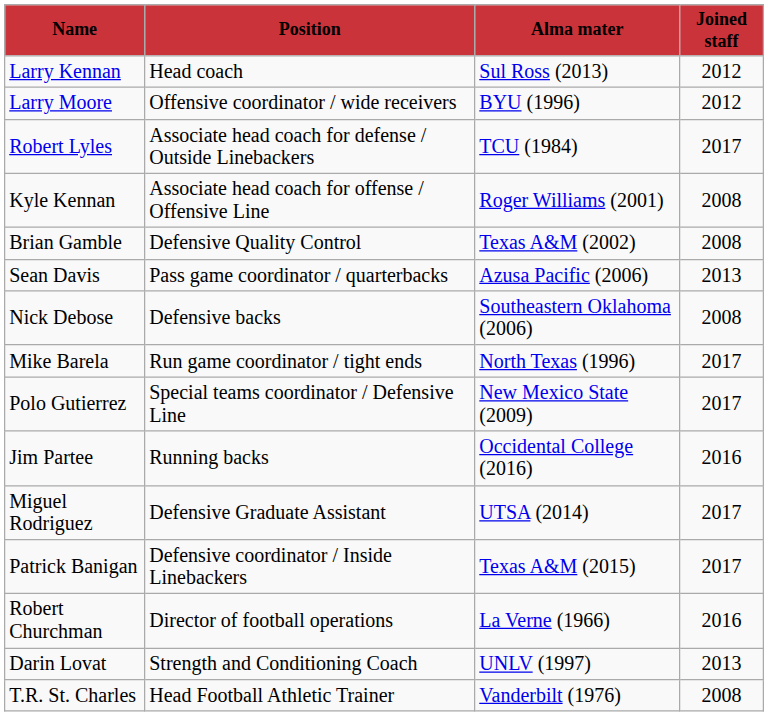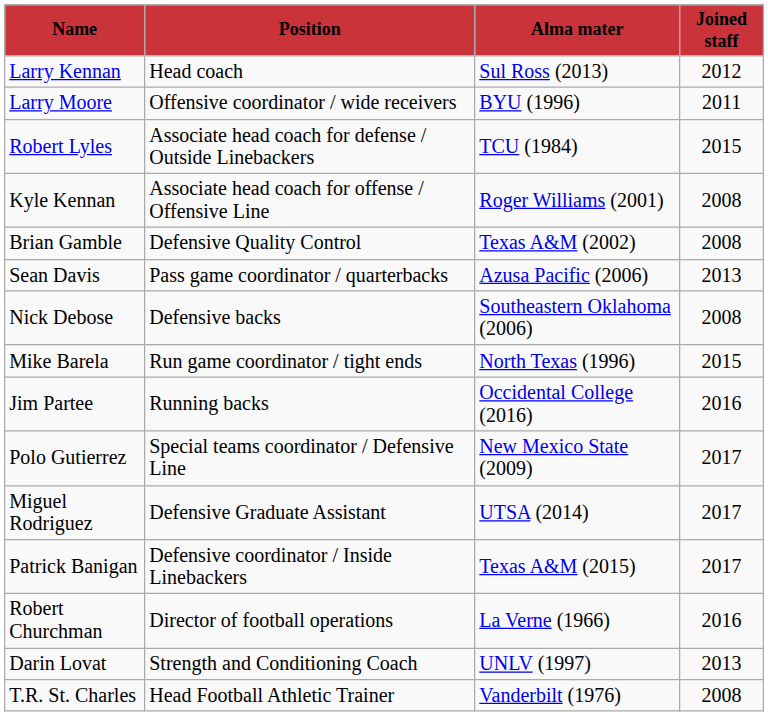(722, 103) 2012 -> (722, 103) 2011
(722, 145) 2017 -> (722, 145) 2015
(722, 360) 2017 -> (722, 360) 2015
rows swapped: (51, 458) <-> (68, 403)
